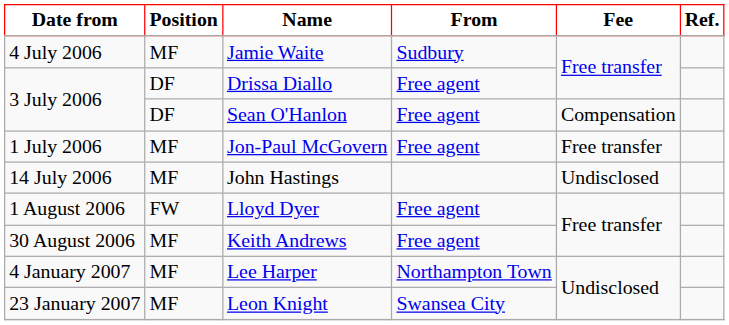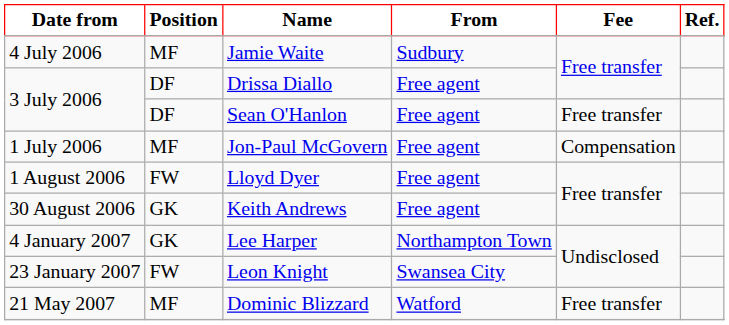(618, 114) Compensation -> (611, 114) Free transfer
(611, 146) Free transfer -> (618, 146) Compensation
- row: (283, 177)
(164, 240) MF -> (164, 209) GK
(164, 271) MF -> (164, 240) GK
(164, 303) MF -> (164, 271) FW
+ row: (298, 303)
